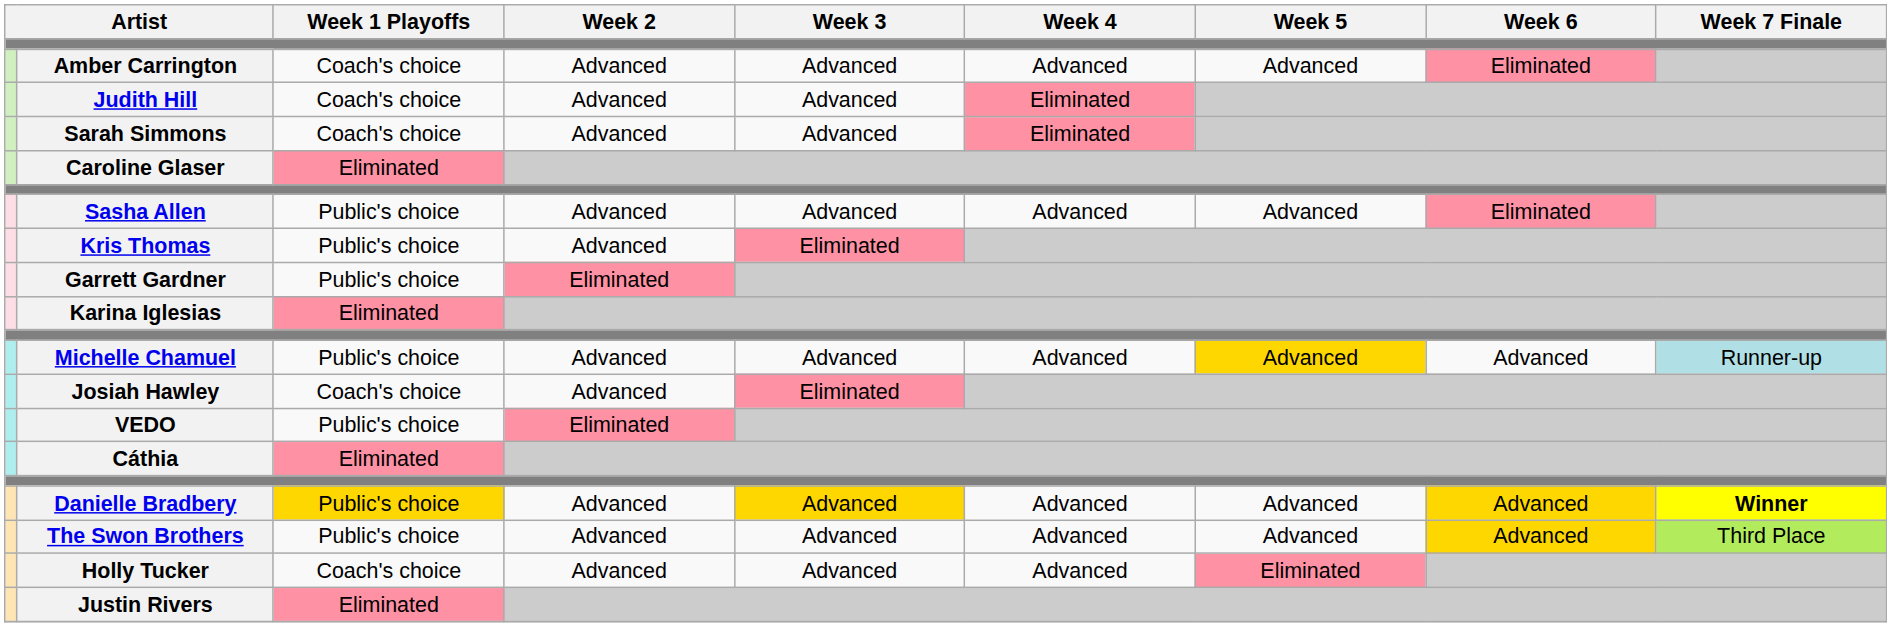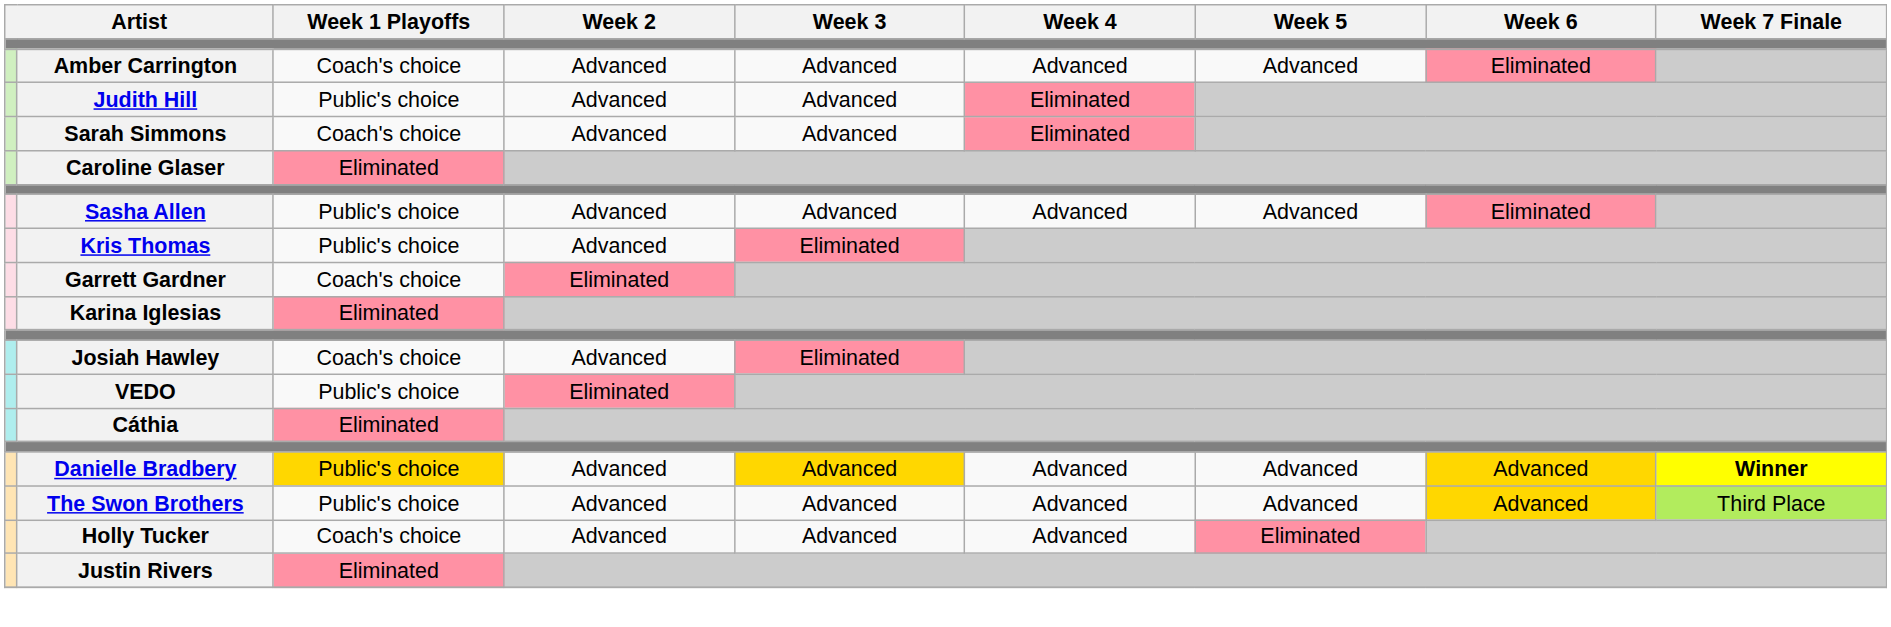(389, 100) Coach's choice -> (389, 100) Public's choice
(389, 279) Public's choice -> (389, 279) Coach's choice
- row: (145, 357)
